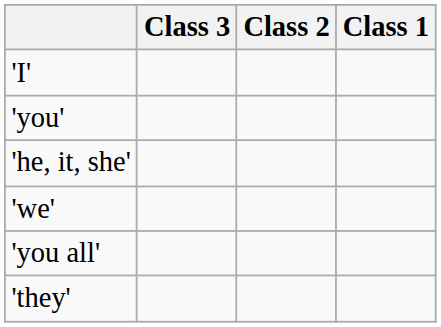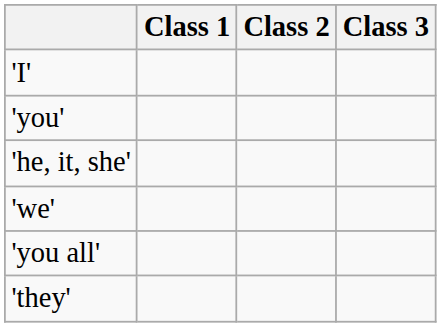columns swapped: (386, 27) <-> (187, 27)
